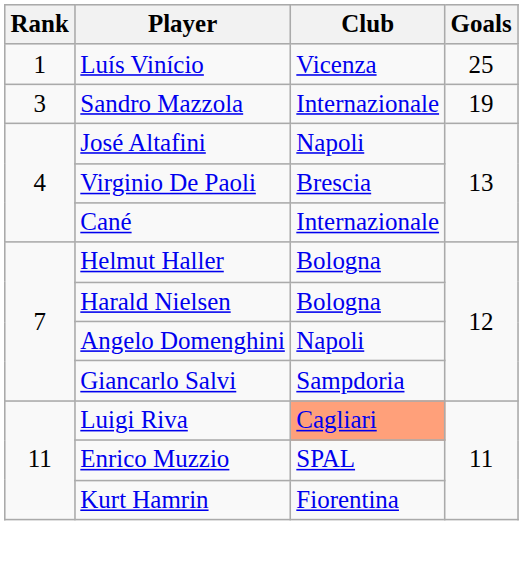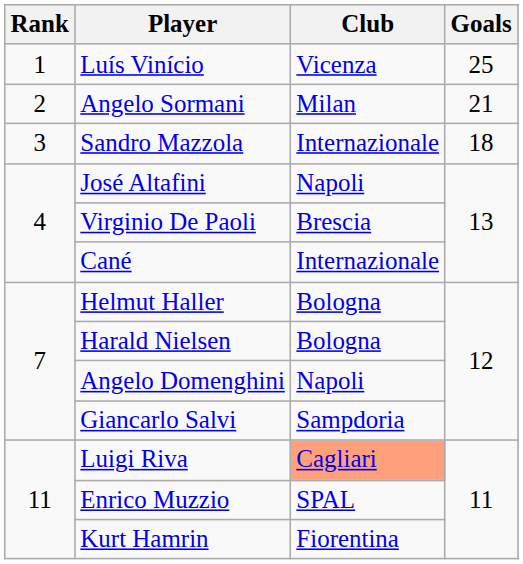+ row: (162, 103)
(481, 103) 19 -> (481, 143) 18
